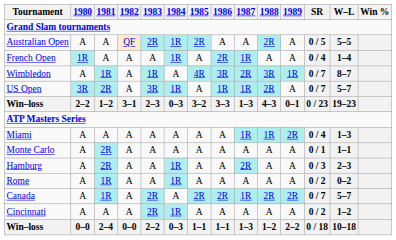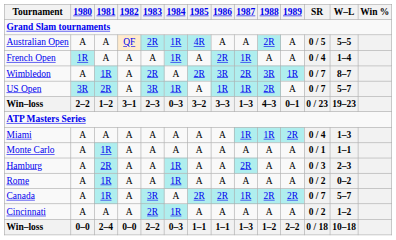(199, 42) 2R -> (199, 42) 4R
(153, 73) 1R -> (153, 73) 2R
(199, 73) 4R -> (199, 73) 2R
(106, 149) 2R -> (106, 149) 1R
(153, 196) 2R -> (153, 196) 3R
